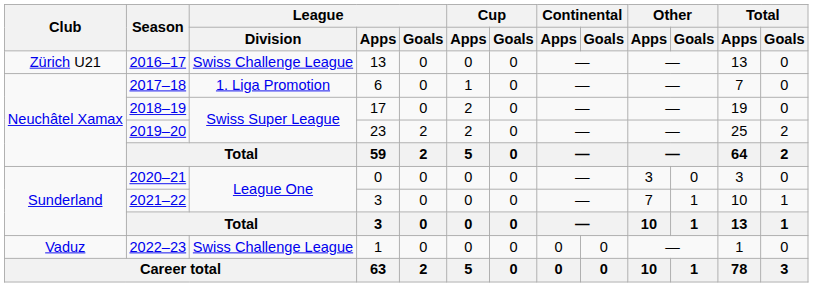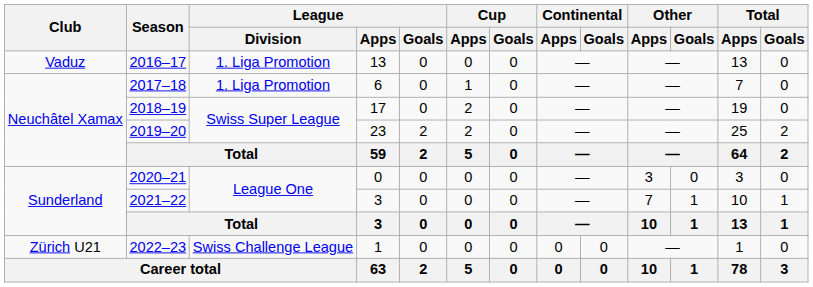(65, 62) Zürich U21 -> (65, 62) Vaduz
(273, 62) Swiss Challenge League -> (273, 62) 1. Liga Promotion
(65, 246) Vaduz -> (65, 246) Zürich U21
